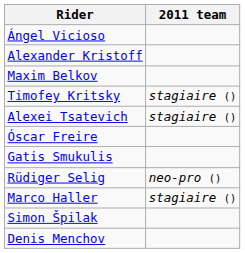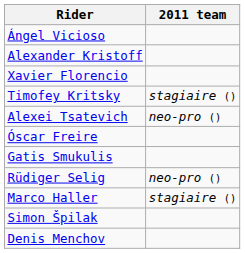- row: (53, 76)
+ row: (68, 76)
(192, 116) stagiaire () -> (185, 116) neo-pro ()
